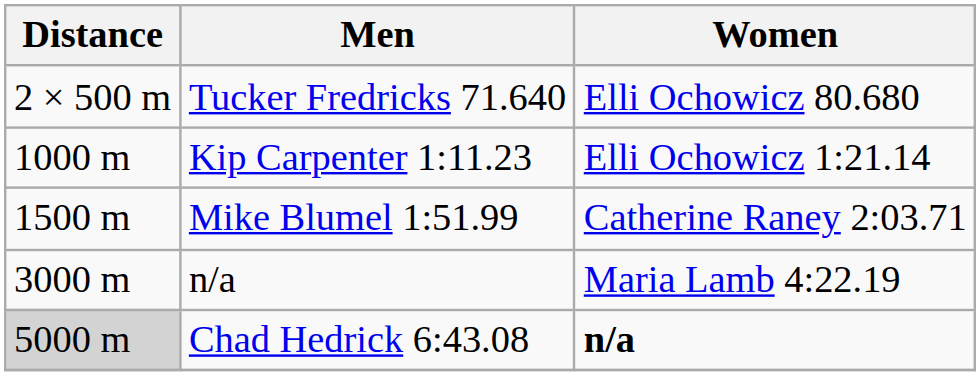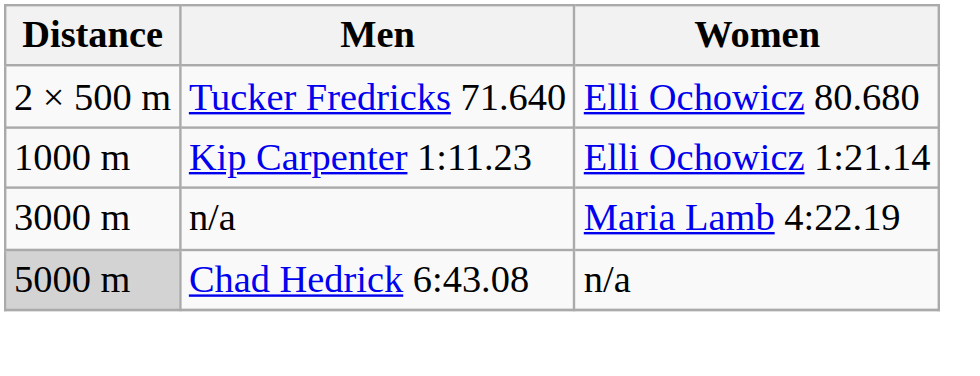- row: (354, 217)
(609, 339) bold -> (607, 278) normal
